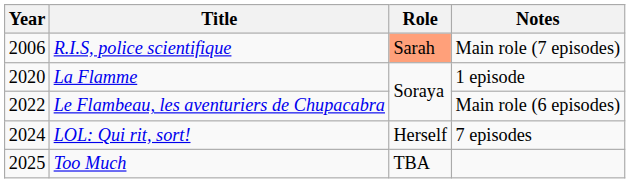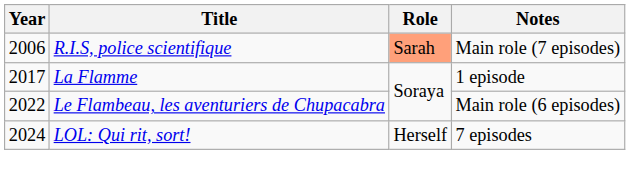(27, 76) 2020 -> (27, 76) 2017
- row: (90, 163)
